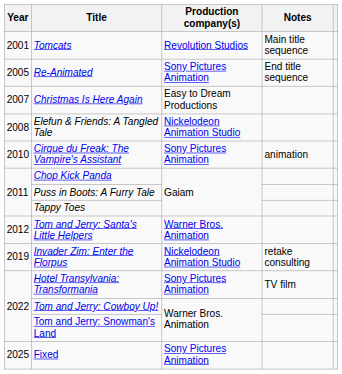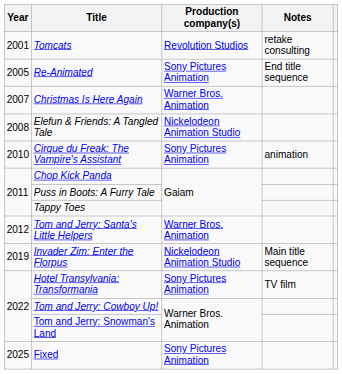(286, 45) Main title sequence -> (287, 45) retake consulting
(197, 100) Easy to Dream Productions -> (194, 100) Warner Bros. Animation
(287, 257) retake consulting -> (286, 257) Main title sequence
